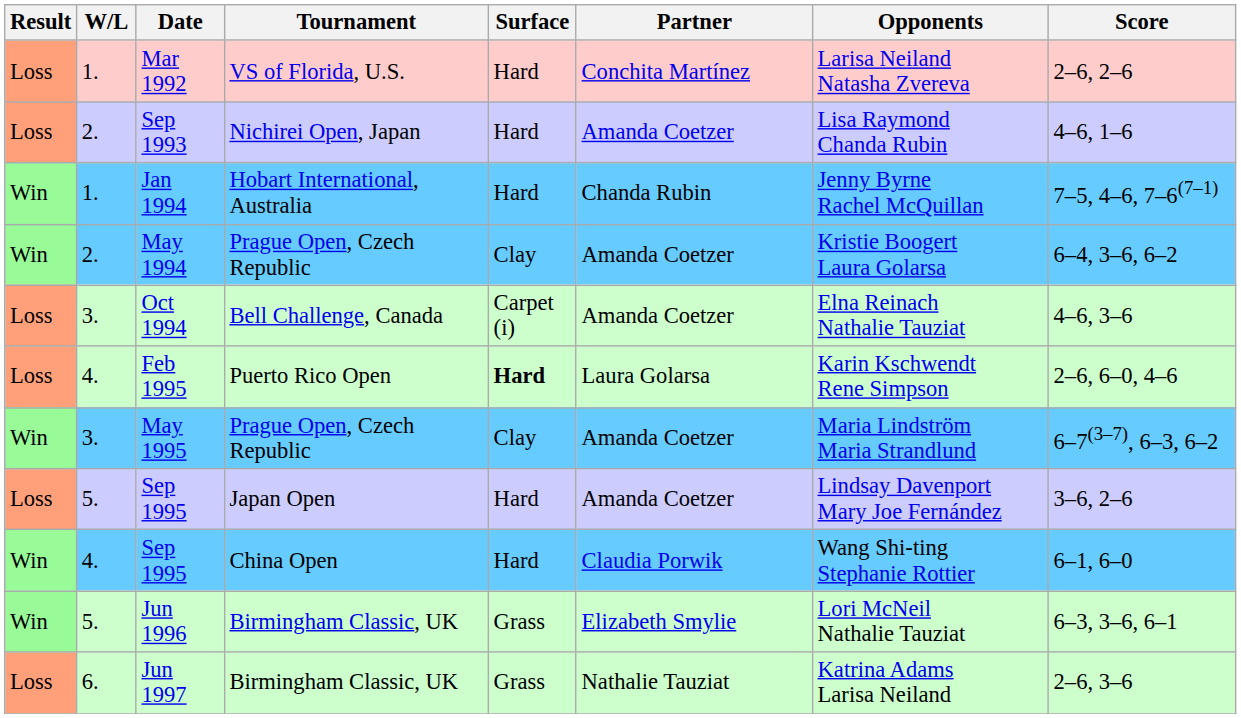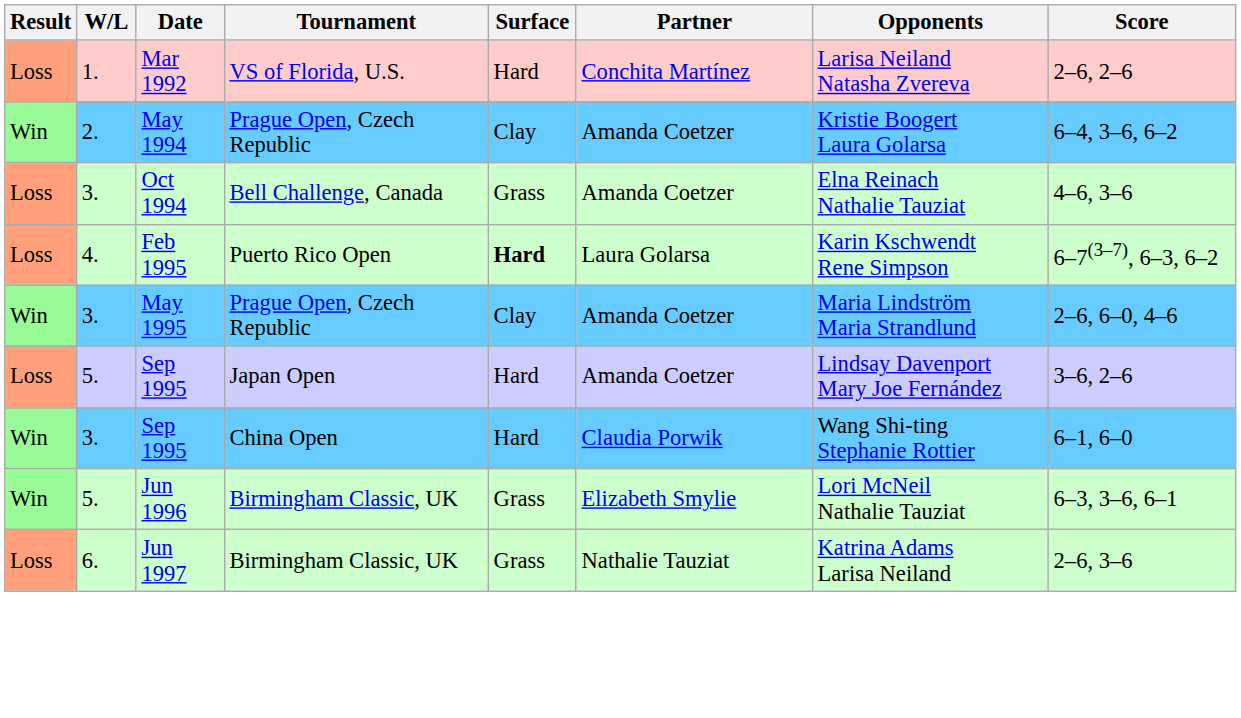- row: (164, 132)
- row: (164, 193)
(524, 315) Carpet (i) -> (519, 193) Grass
(1116, 376) 2–6, 6–0, 4–6 -> (1136, 254) 6–7(3–7), 6–3, 6–2
(1136, 437) 6–7(3–7), 6–3, 6–2 -> (1116, 315) 2–6, 6–0, 4–6
(90, 560) 4. -> (90, 437) 3.
